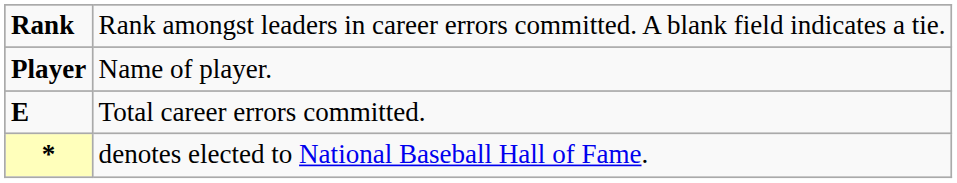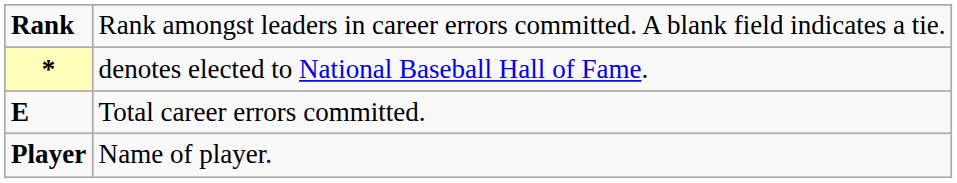rows swapped: (185, 68) <-> (373, 154)
